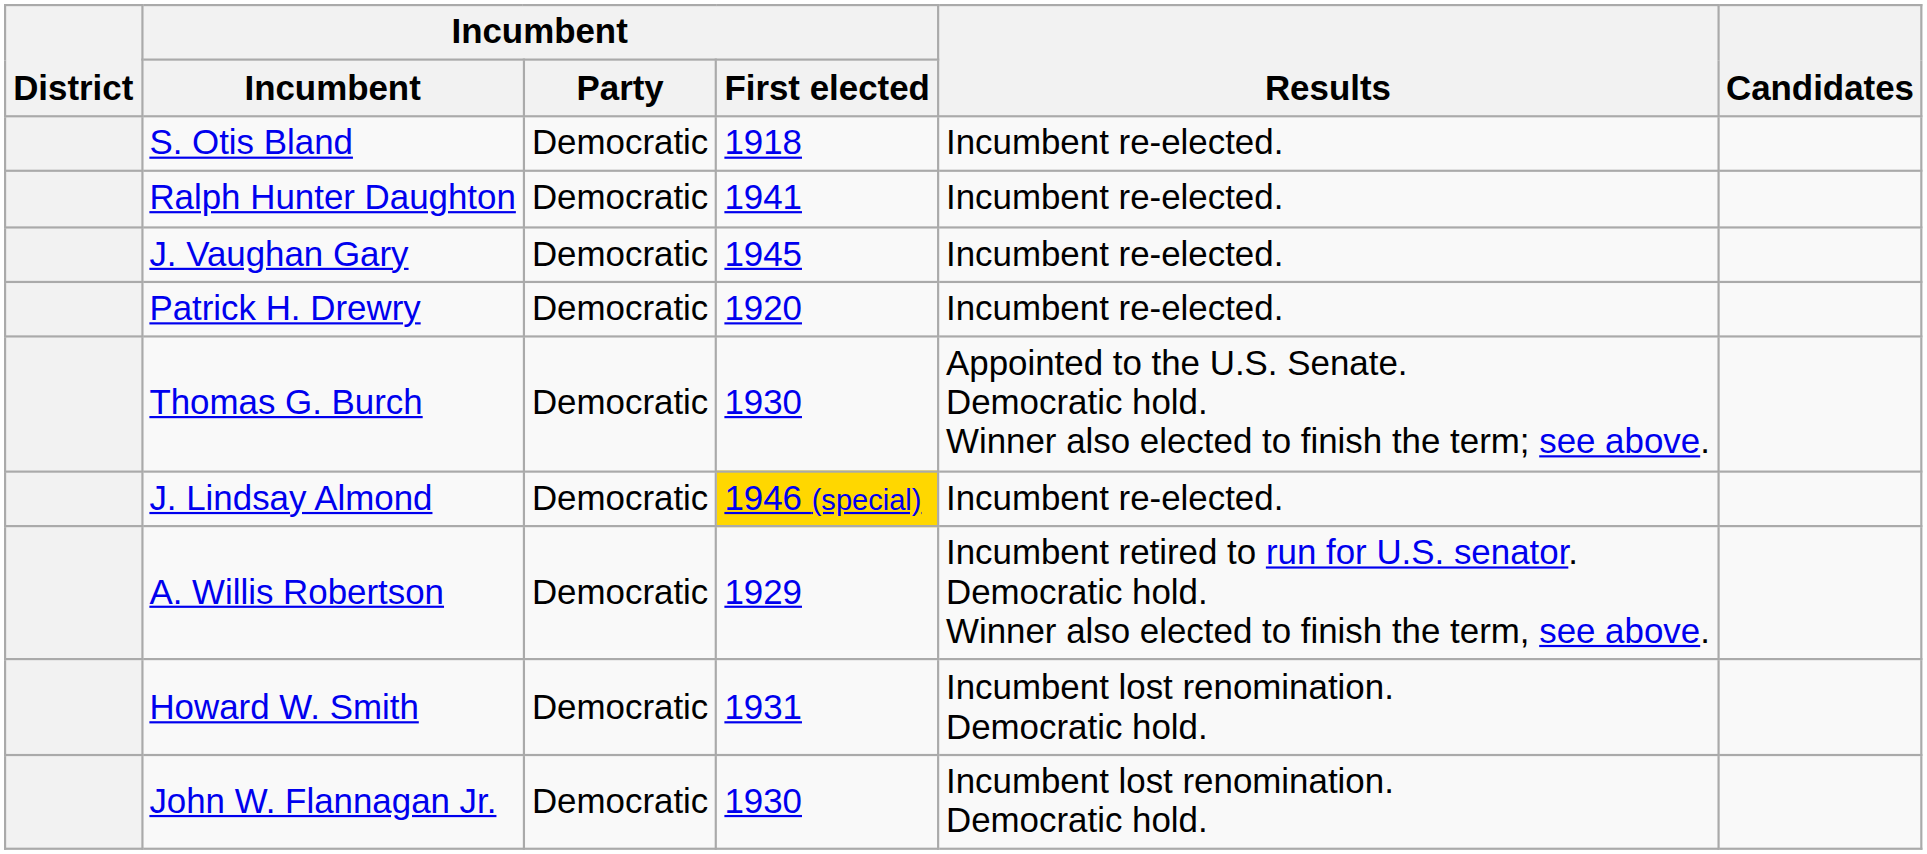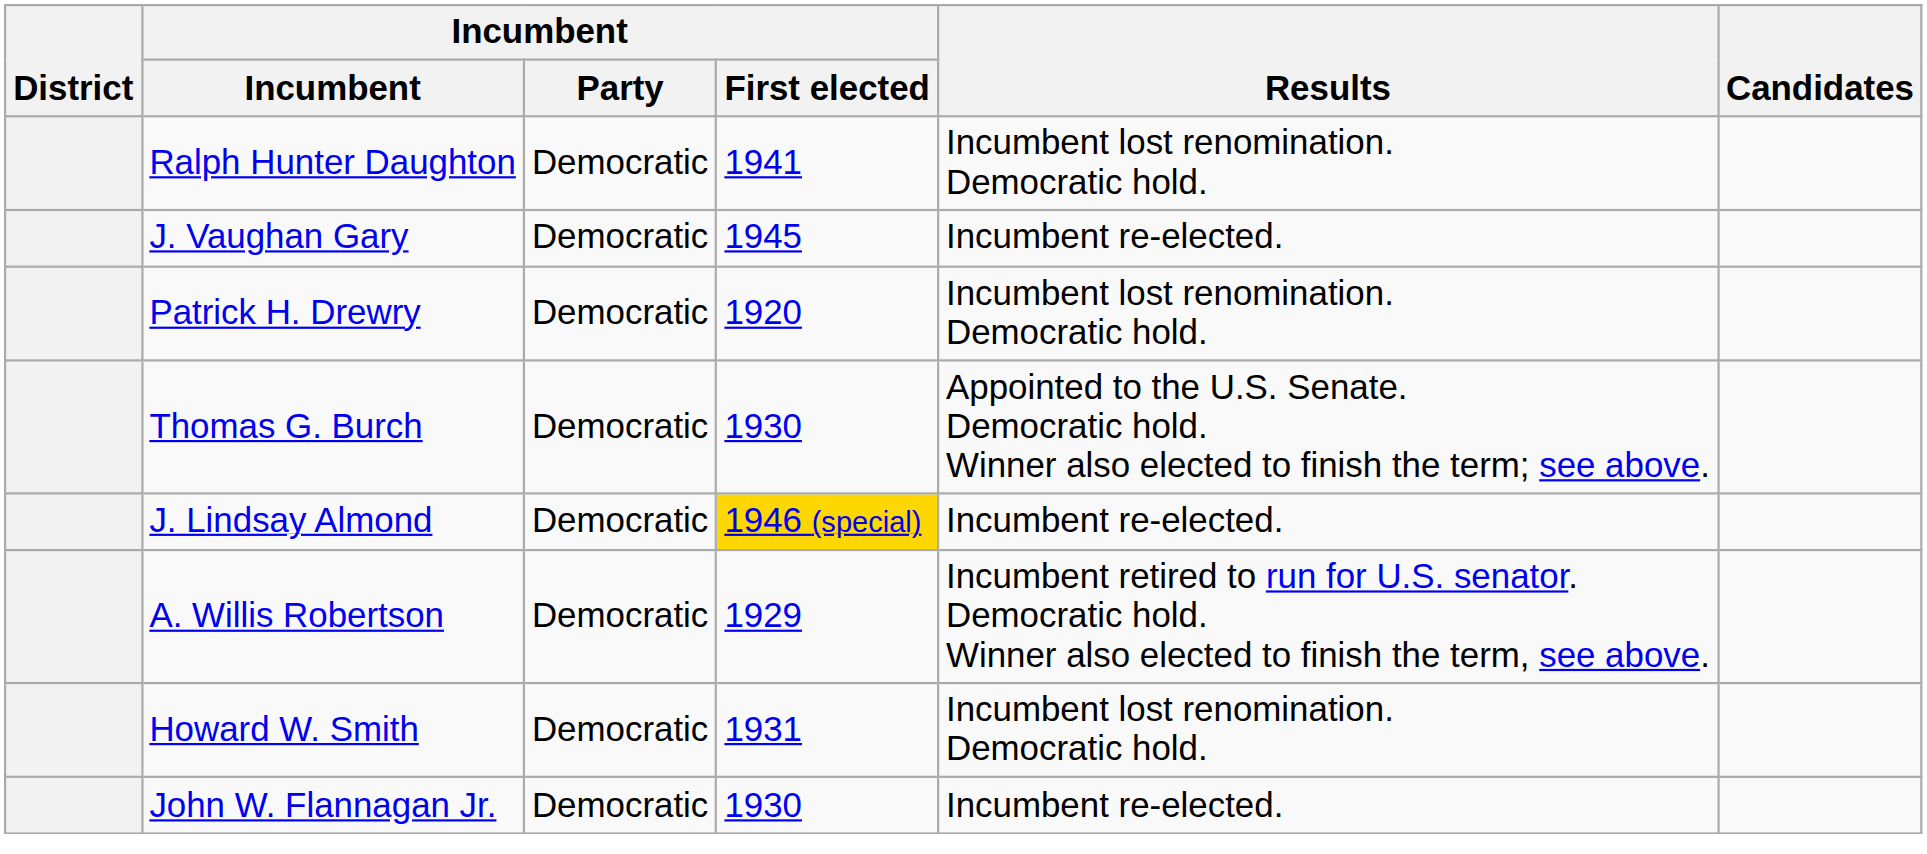- row: (251, 142)
(1115, 198) Incumbent re-elected. -> (1170, 162) Incumbent lost renomination. Democratic hold.
(1115, 308) Incumbent re-elected. -> (1170, 312) Incumbent lost renomination. Democratic hold.
(1170, 801) Incumbent lost renomination. Democratic hold. -> (1115, 804) Incumbent re-elected.
